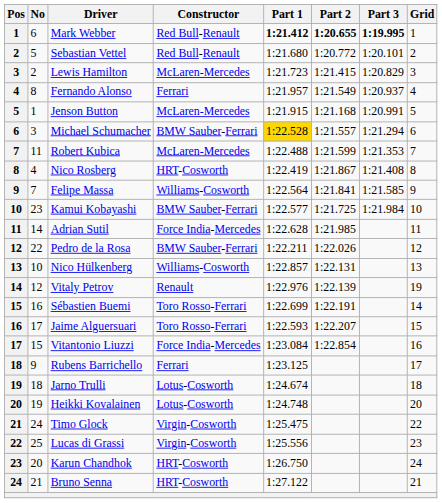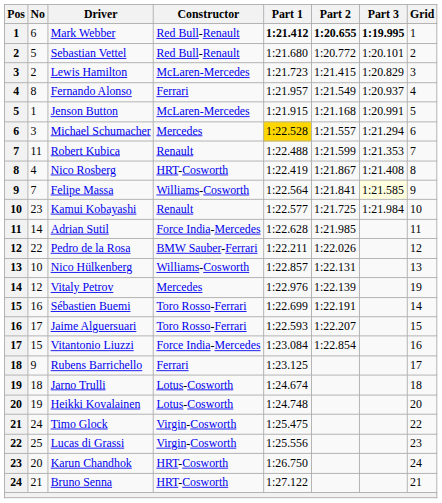(207, 130) BMW Sauber-Ferrari -> (179, 130) Mercedes
(203, 150) McLaren-Mercedes -> (175, 150) Renault
(383, 189) no background -> (383, 189) lightyellow background
(207, 209) BMW Sauber-Ferrari -> (175, 209) Renault
(175, 287) Renault -> (179, 287) Mercedes
